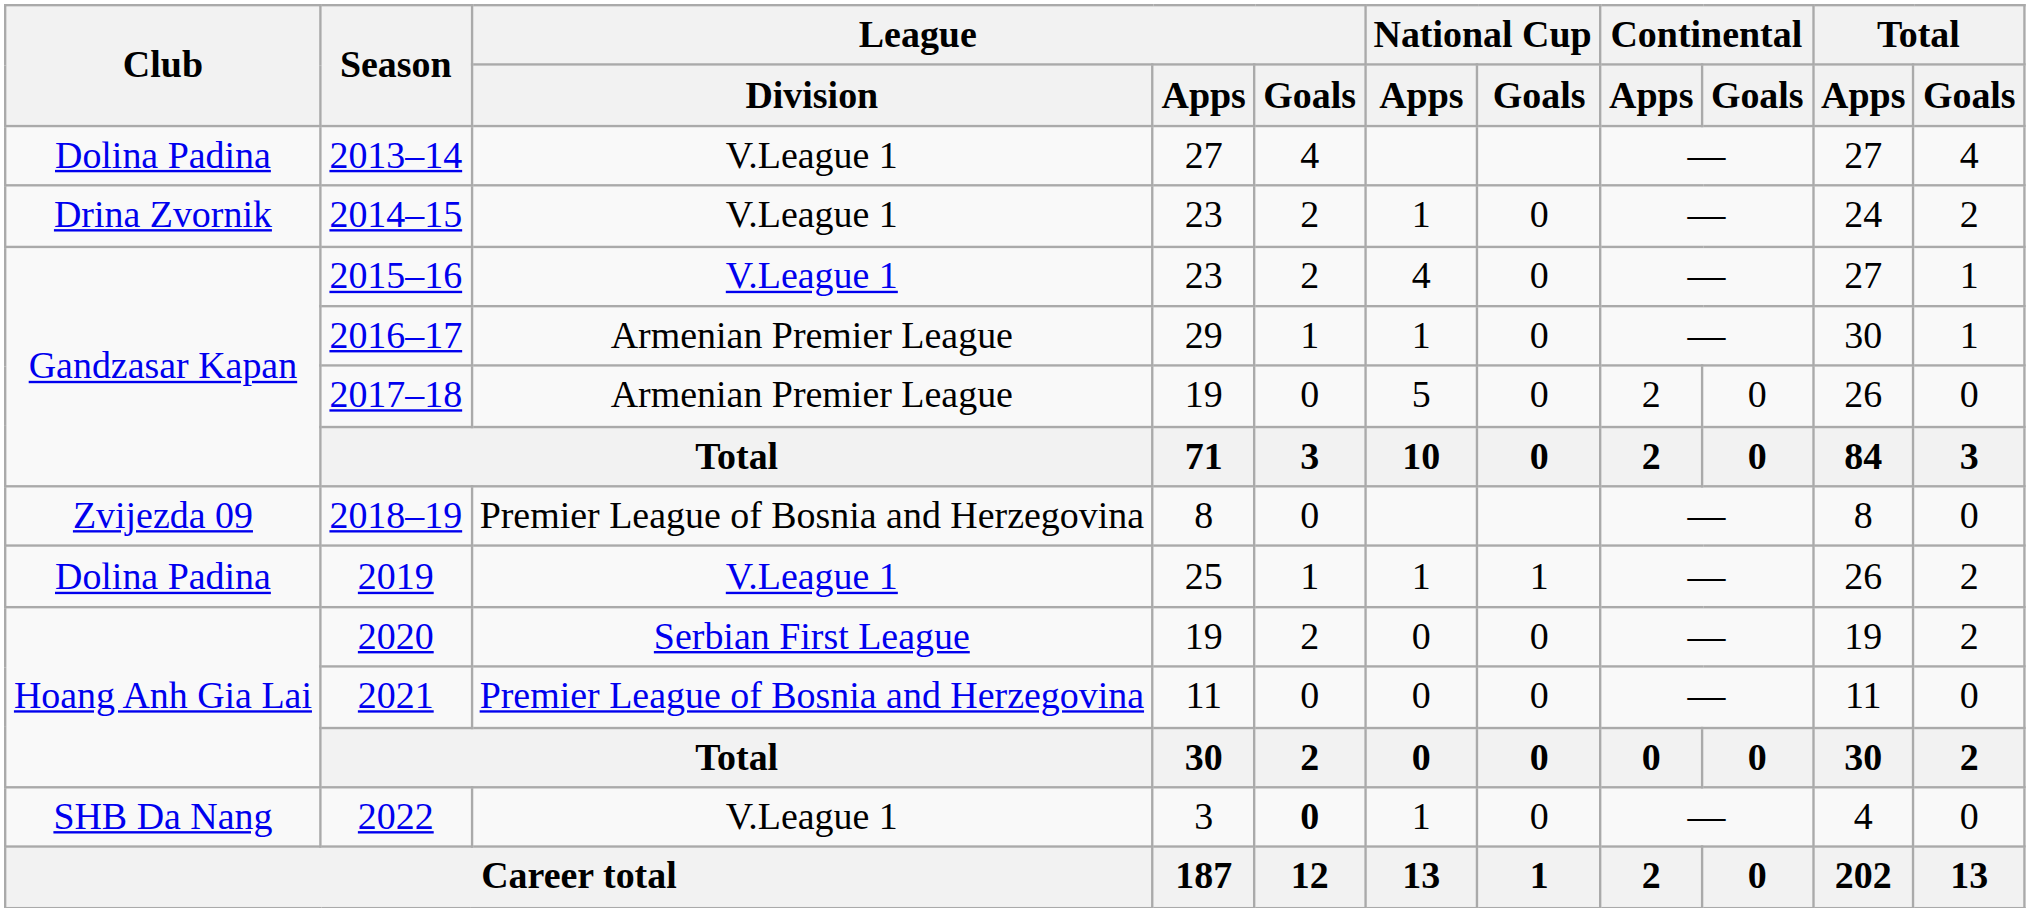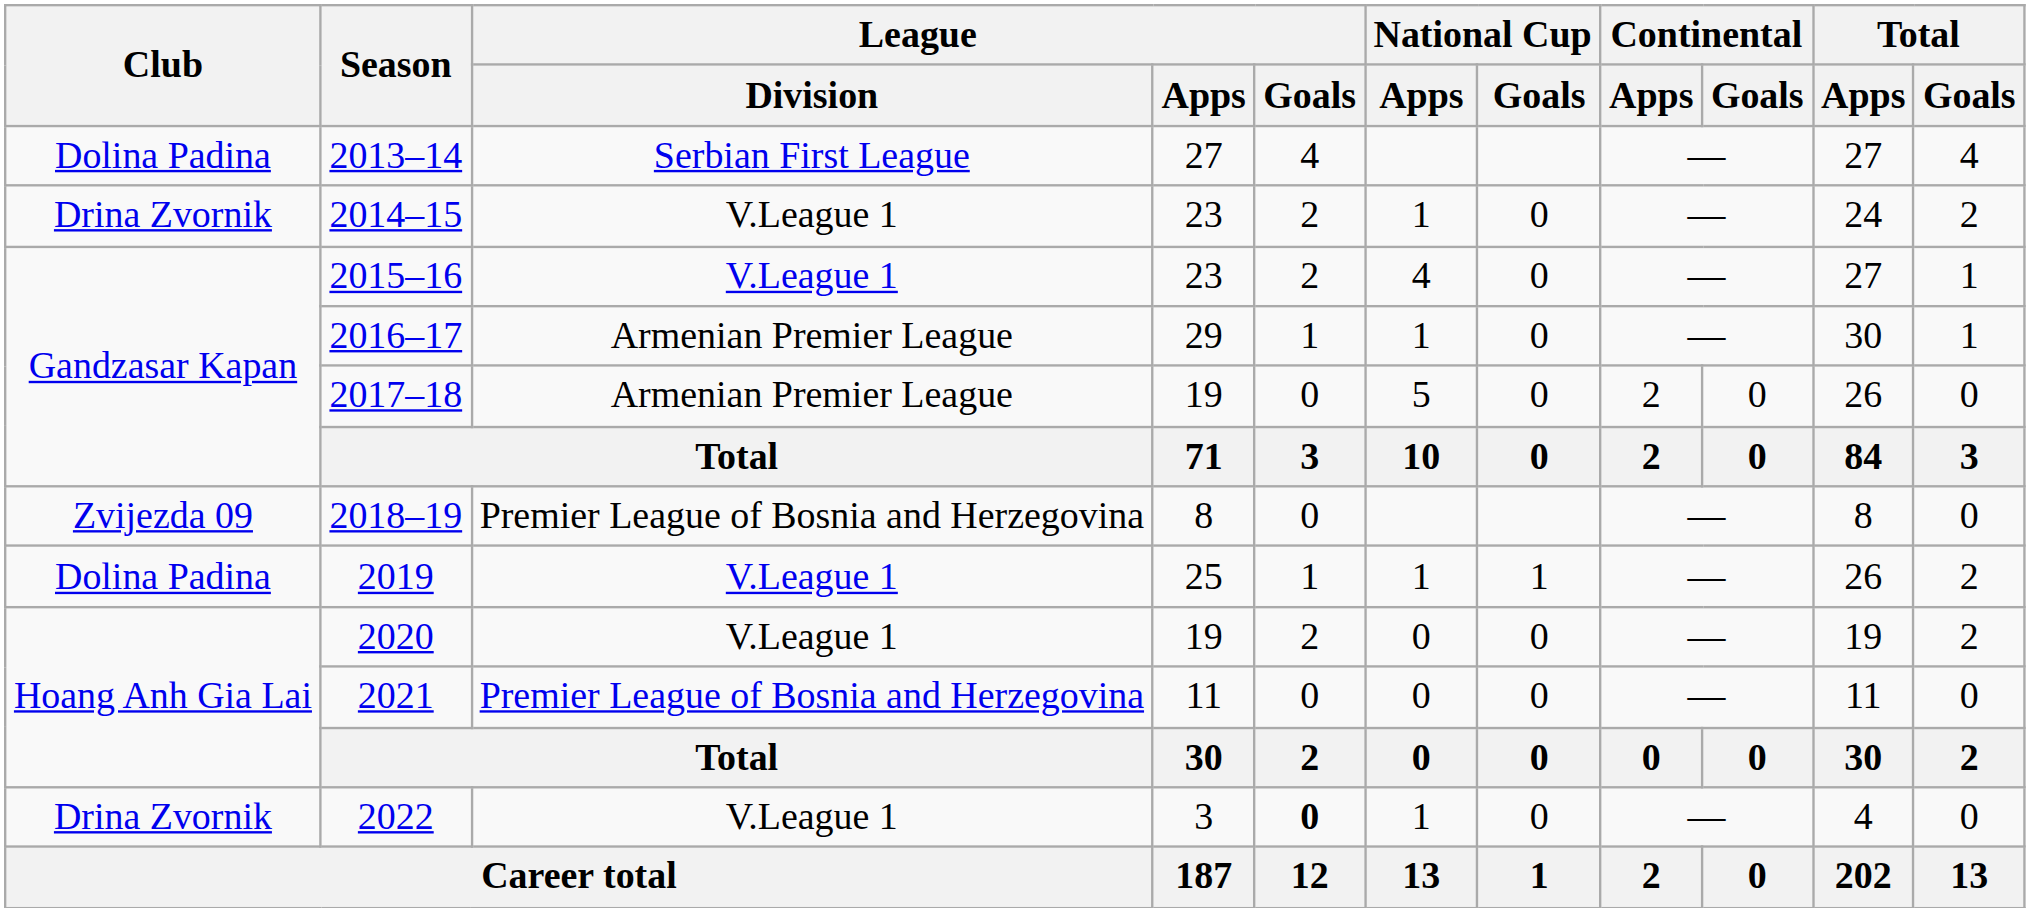(812, 154) V.League 1 -> (812, 154) Serbian First League
(812, 635) Serbian First League -> (812, 635) V.League 1
(163, 816) SHB Da Nang -> (163, 816) Drina Zvornik
